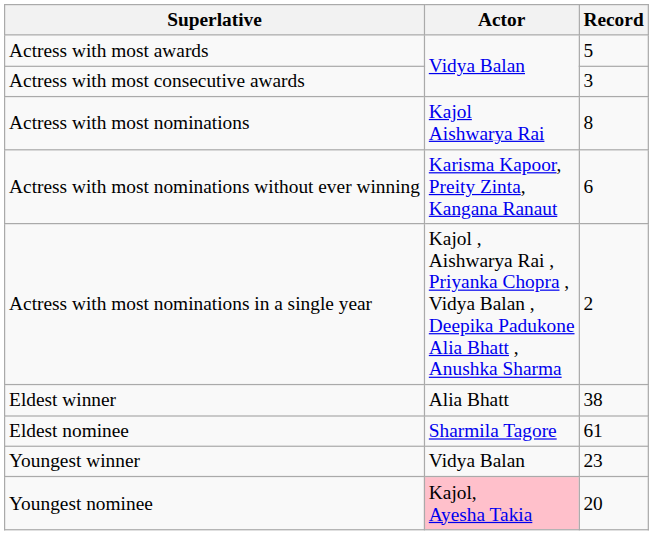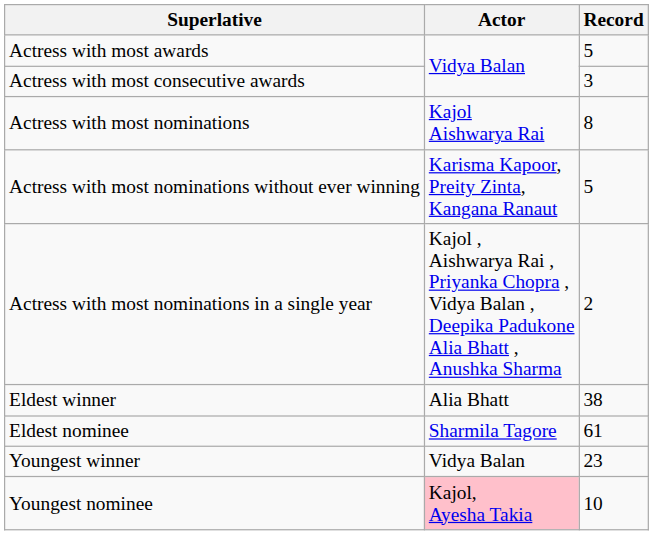(588, 186) 6 -> (588, 186) 5
(593, 503) 20 -> (593, 503) 10
